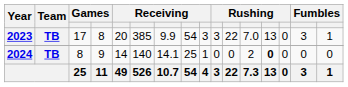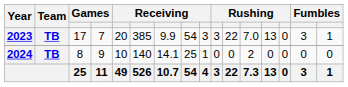(101, 36) 8 -> (101, 36) 7
(121, 54) 14 -> (121, 54) 10
(270, 54) bold -> (270, 54) normal
